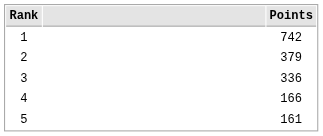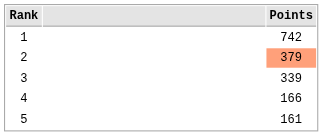(291, 58) no background -> (291, 58) lightsalmon background
(291, 79) 336 -> (291, 79) 339
